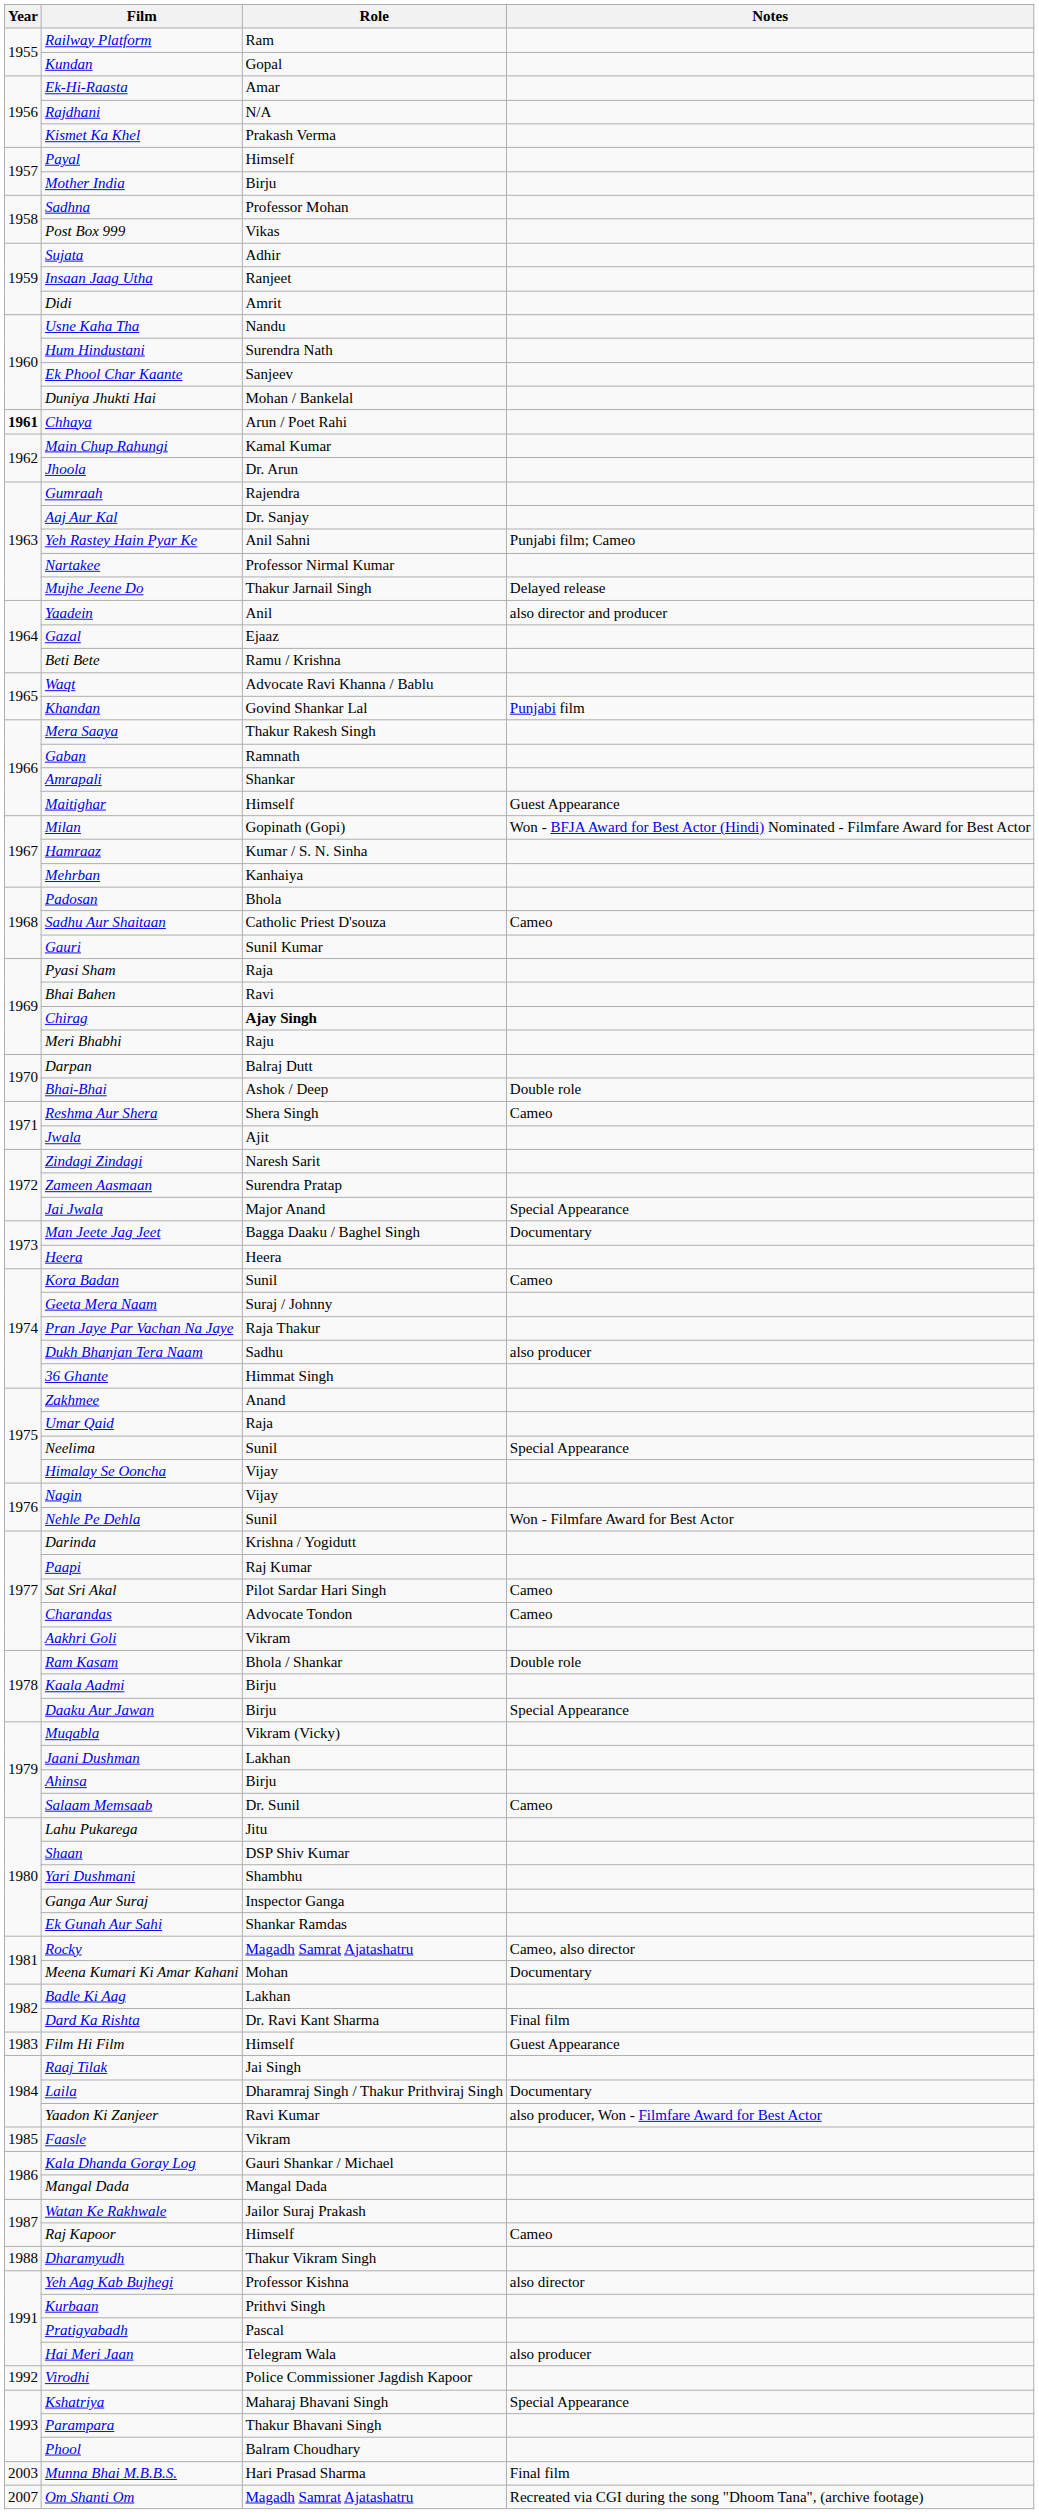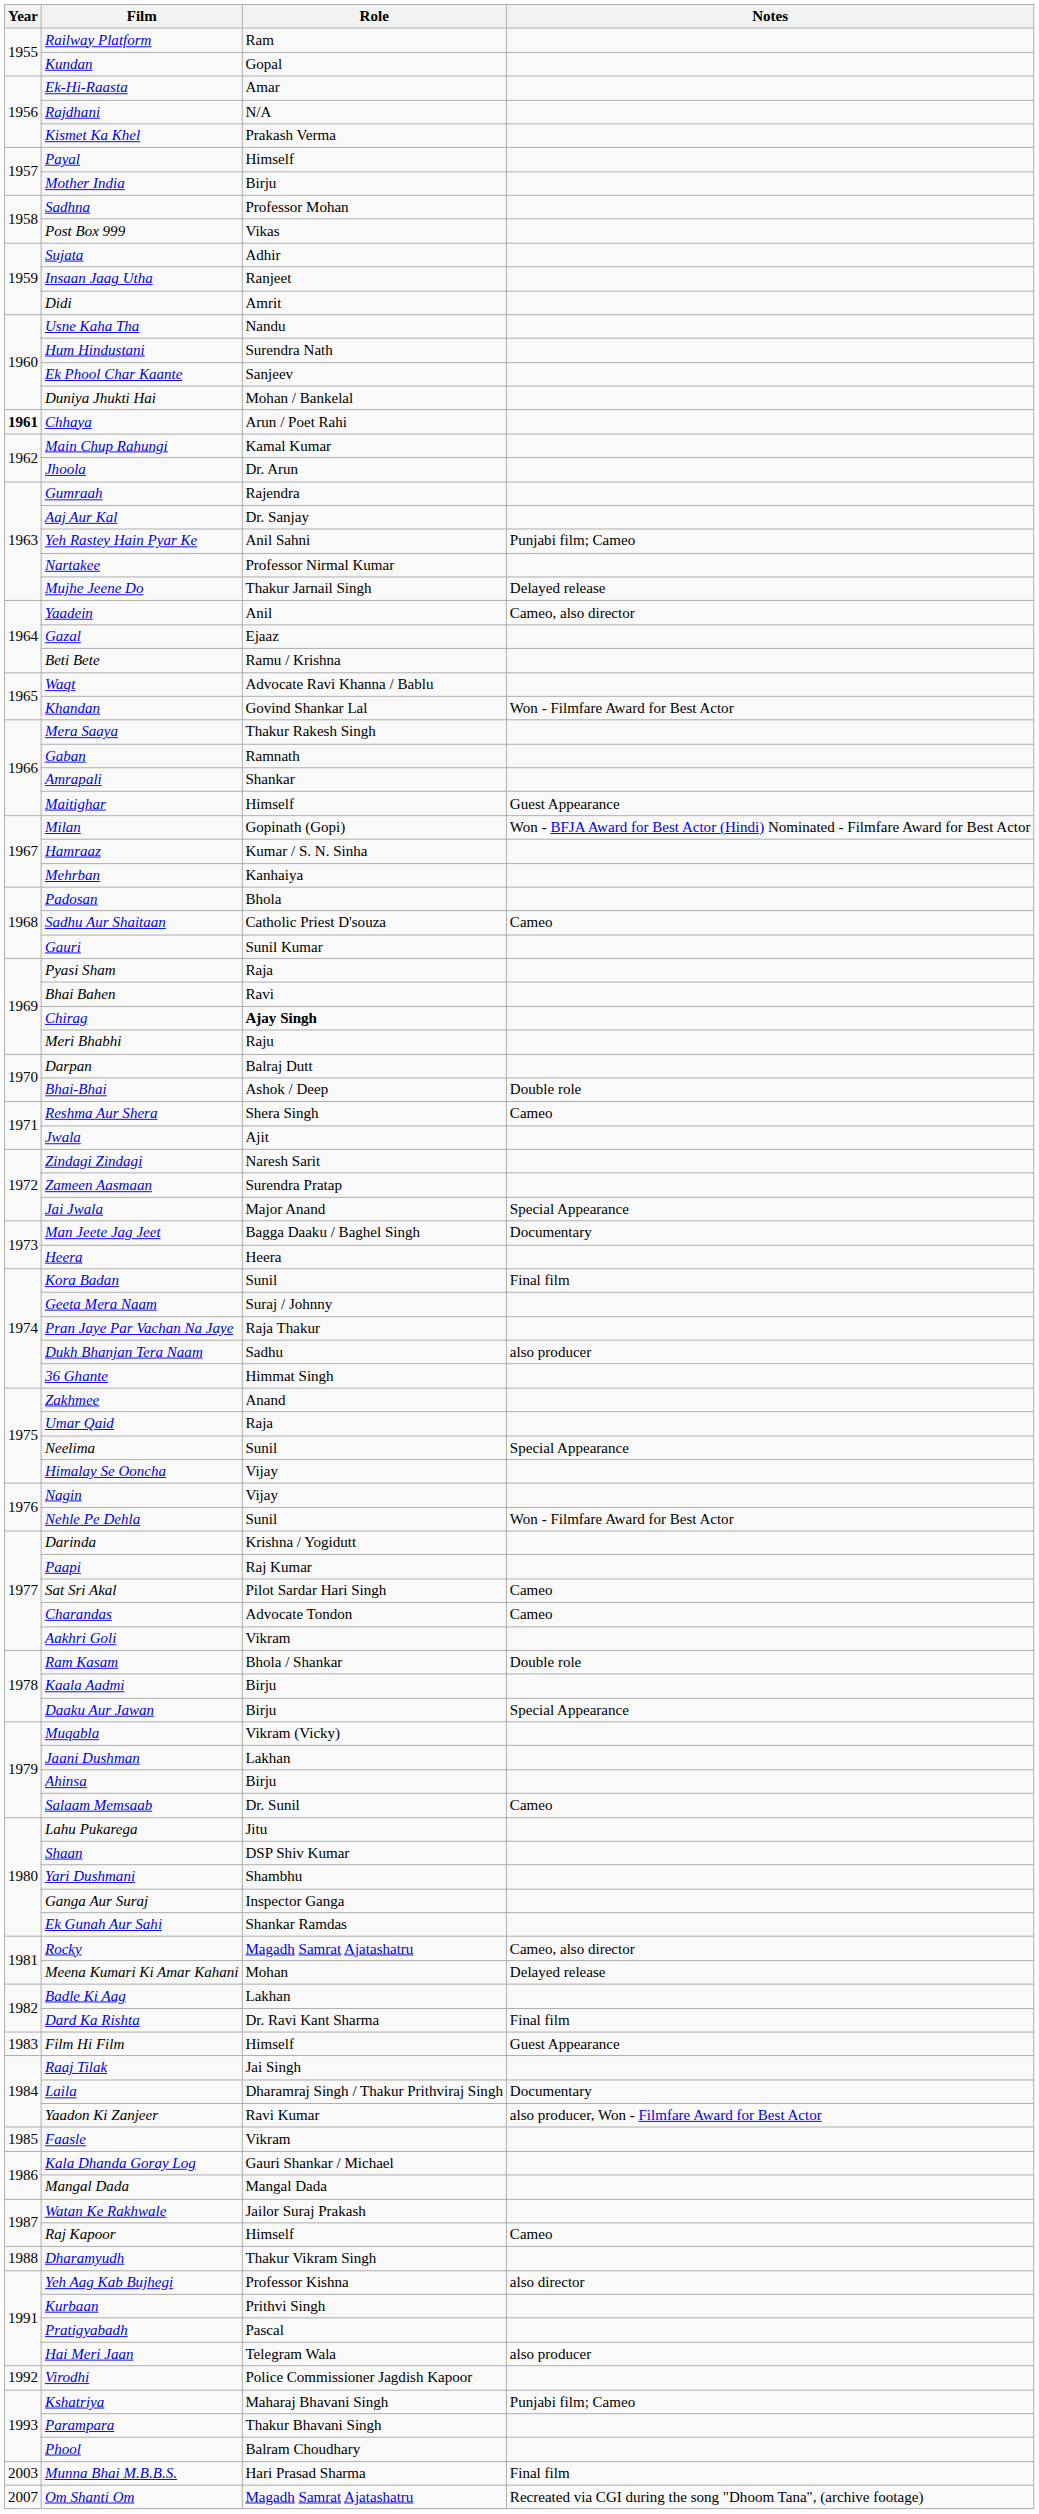(589, 612) also director and producer -> (572, 612) Cameo, also director
(547, 708) Punjabi film -> (622, 708) Won - Filmfare Award for Best Actor
(531, 1280) Cameo -> (540, 1280) Final film
(551, 1972) Documentary -> (558, 1972) Delayed release
(569, 2401) Special Appearance -> (573, 2401) Punjabi film; Cameo
